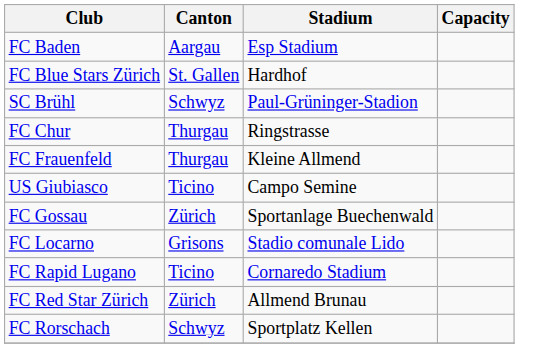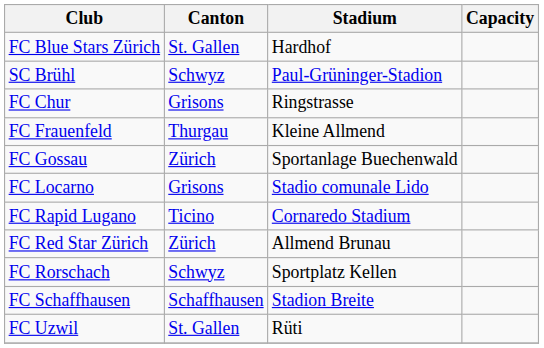- row: (44, 46)
(198, 131) Thurgau -> (196, 103) Grisons
- row: (58, 187)
+ row: (69, 300)
+ row: (43, 328)
